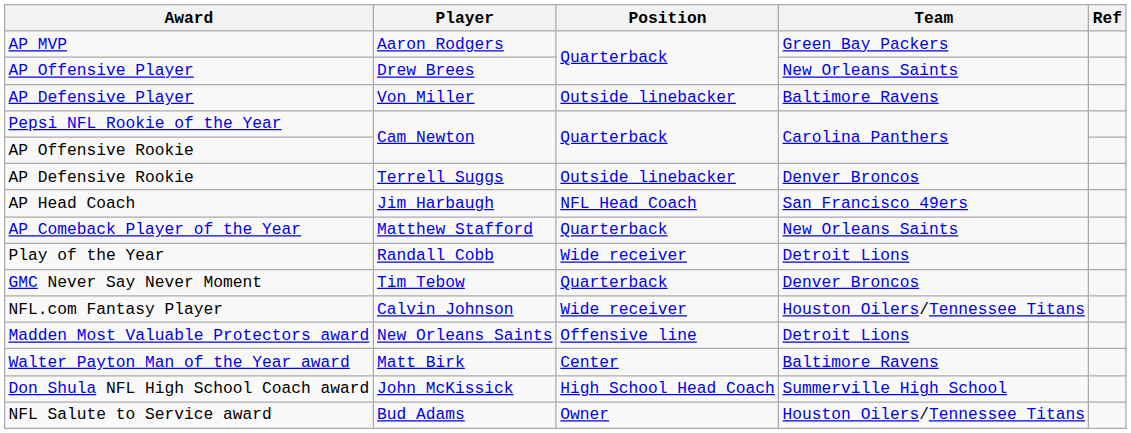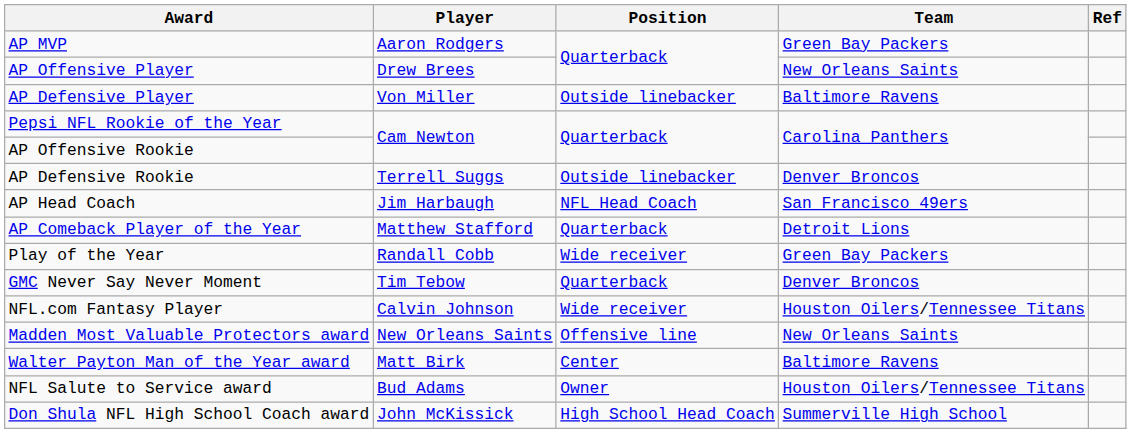(870, 230) New Orleans Saints -> (846, 230) Detroit Lions
(846, 256) Detroit Lions -> (866, 256) Green Bay Packers
(846, 336) Detroit Lions -> (870, 336) New Orleans Saints
rows swapped: (189, 389) <-> (140, 415)
